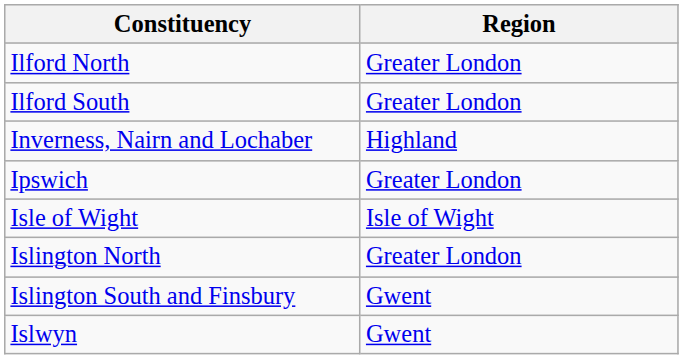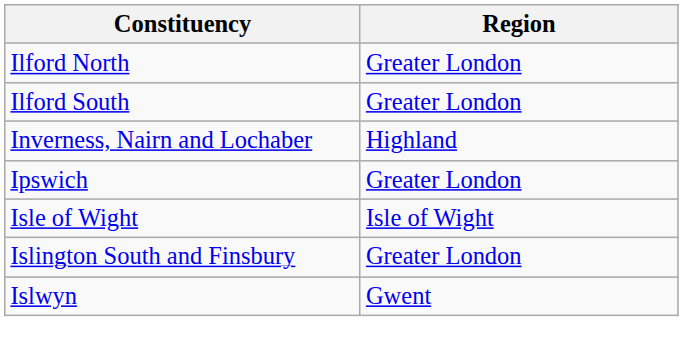- row: (86, 256)
(399, 295) Gwent -> (444, 256) Greater London
